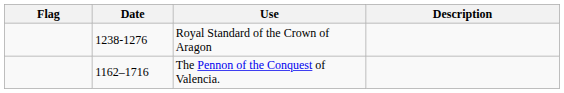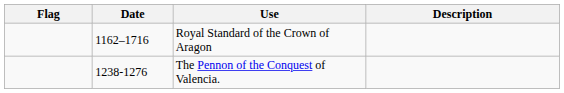(121, 39) 1238-1276 -> (122, 39) 1162–1716
(122, 72) 1162–1716 -> (121, 72) 1238-1276
